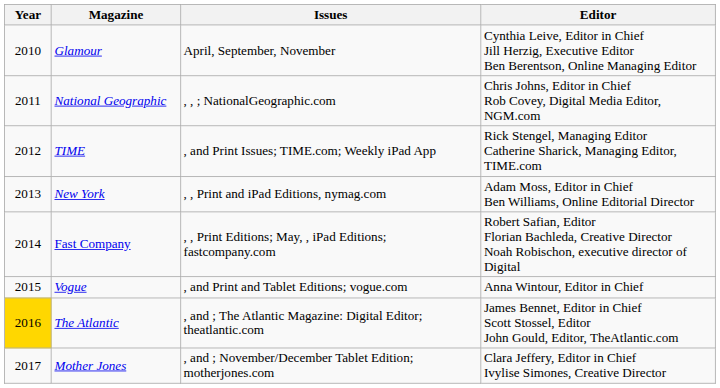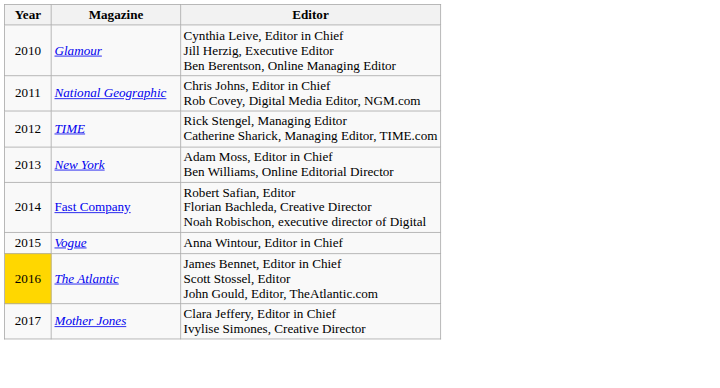- column: (331, 14)
